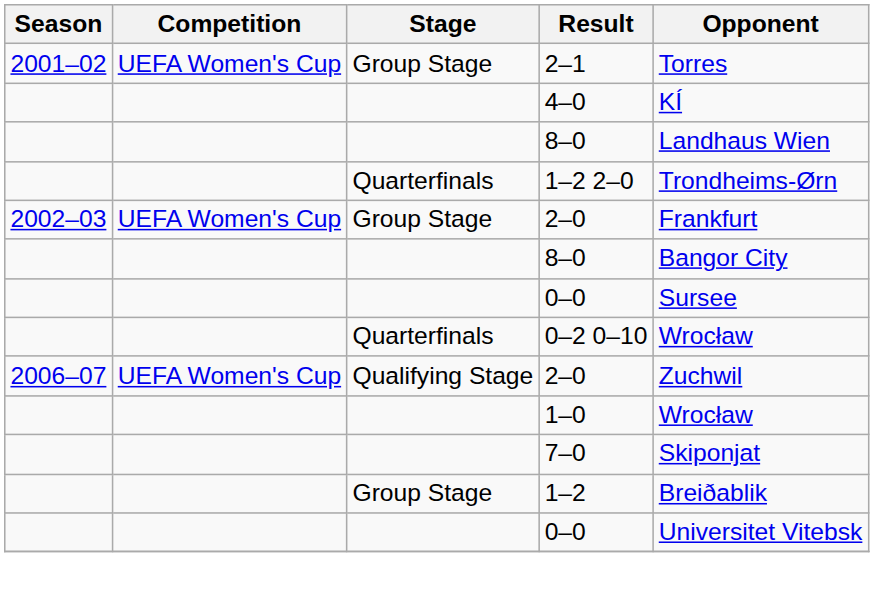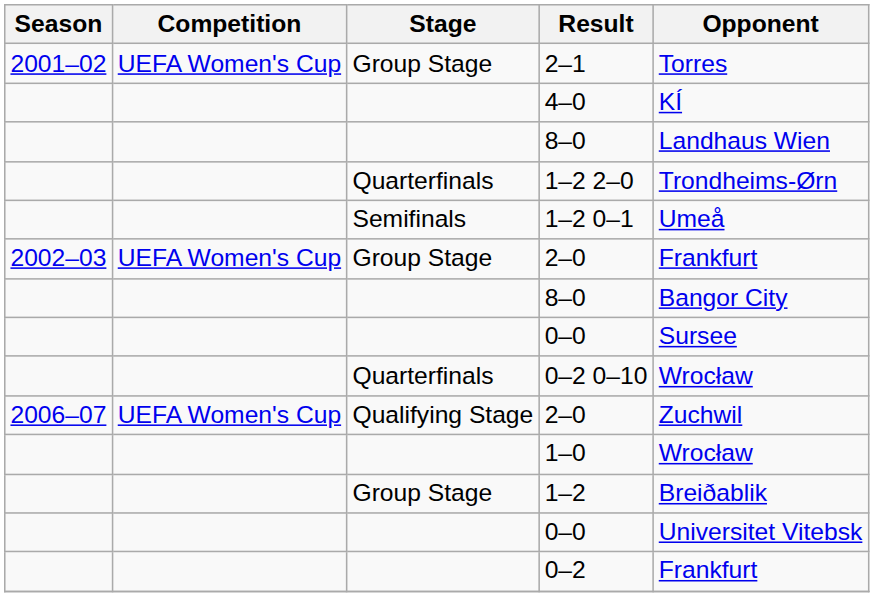+ row: (409, 219)
- row: (443, 454)
+ row: (443, 571)
